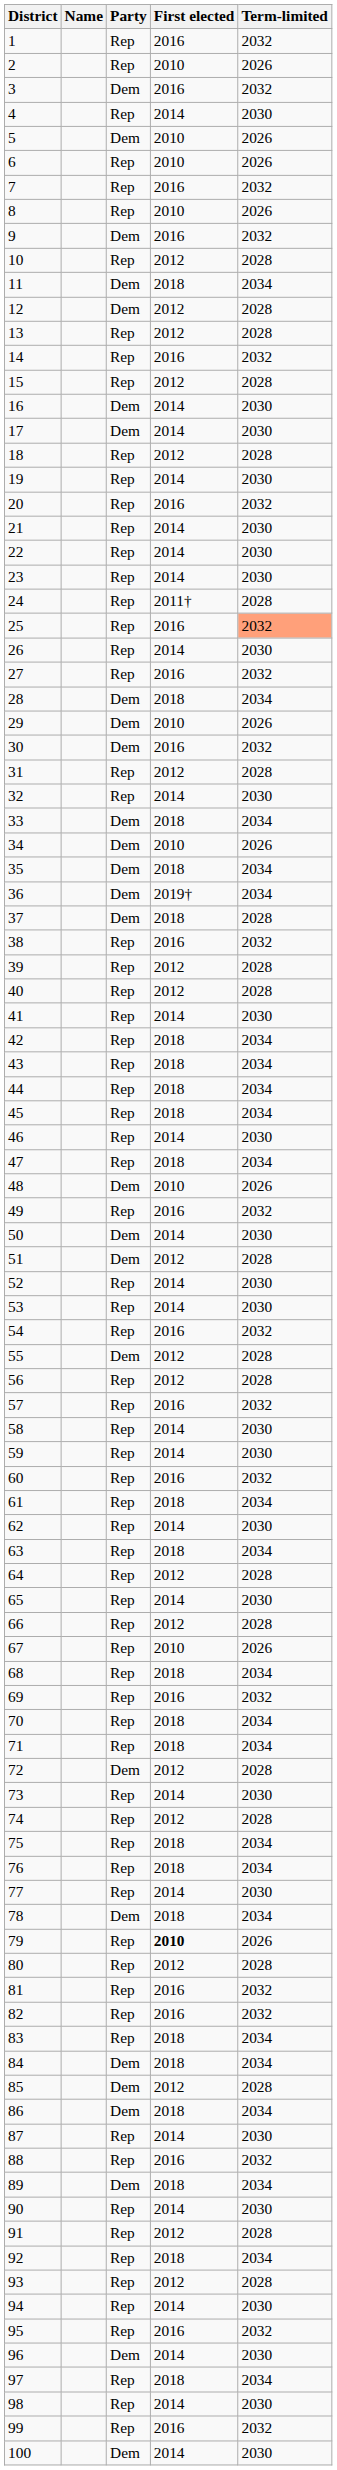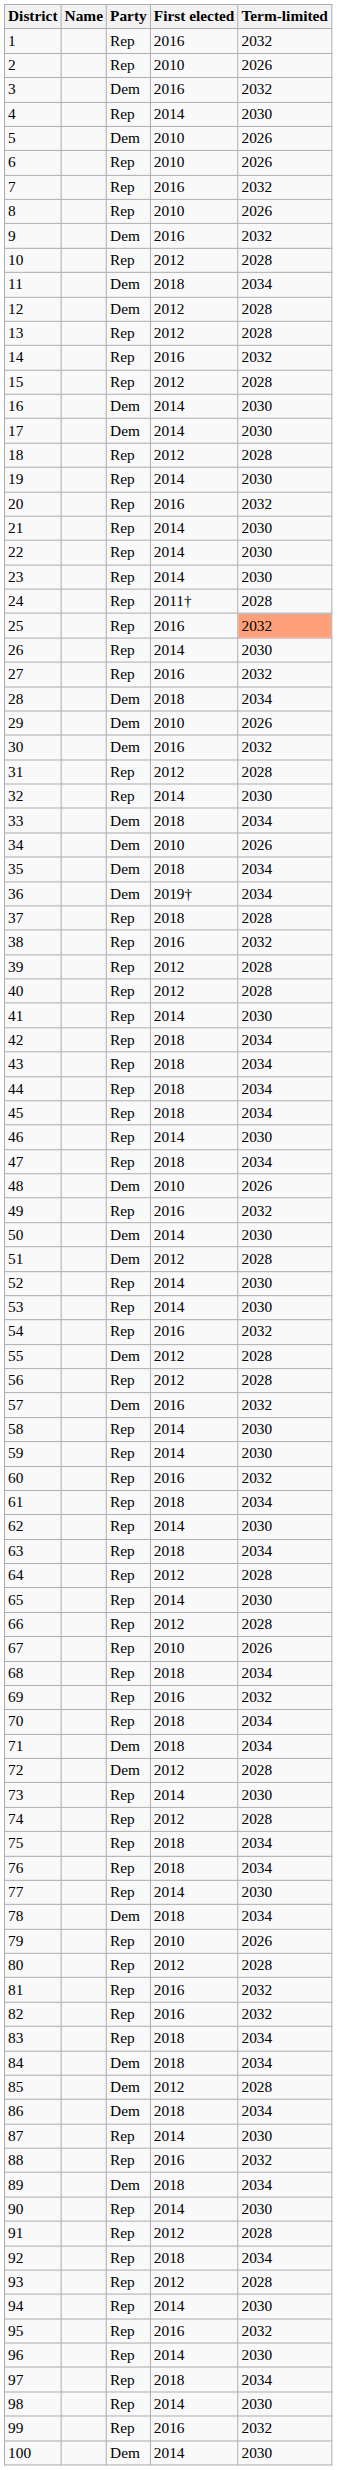(125, 917) Dem -> (122, 917) Rep
(122, 1405) Rep -> (125, 1405) Dem
(122, 1746) Rep -> (125, 1746) Dem
(169, 1941) bold -> (169, 1941) normal
(125, 2355) Dem -> (122, 2355) Rep
